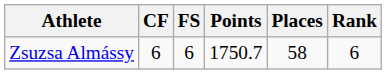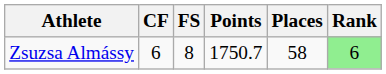(189, 52) 6 -> (189, 52) 8
(354, 52) no background -> (354, 52) lightgreen background
